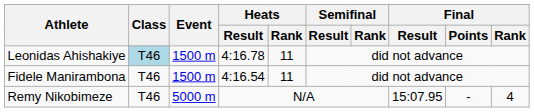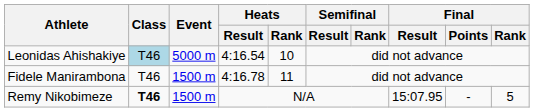(194, 56) 1500 m -> (194, 56) 5000 m
(243, 56) 4:16.78 -> (243, 56) 4:16.54
(287, 56) 11 -> (287, 56) 10
(243, 77) 4:16.54 -> (243, 77) 4:16.78
(149, 97) normal -> (149, 97) bold
(194, 97) 5000 m -> (194, 97) 1500 m
(510, 97) 4 -> (510, 97) 5
